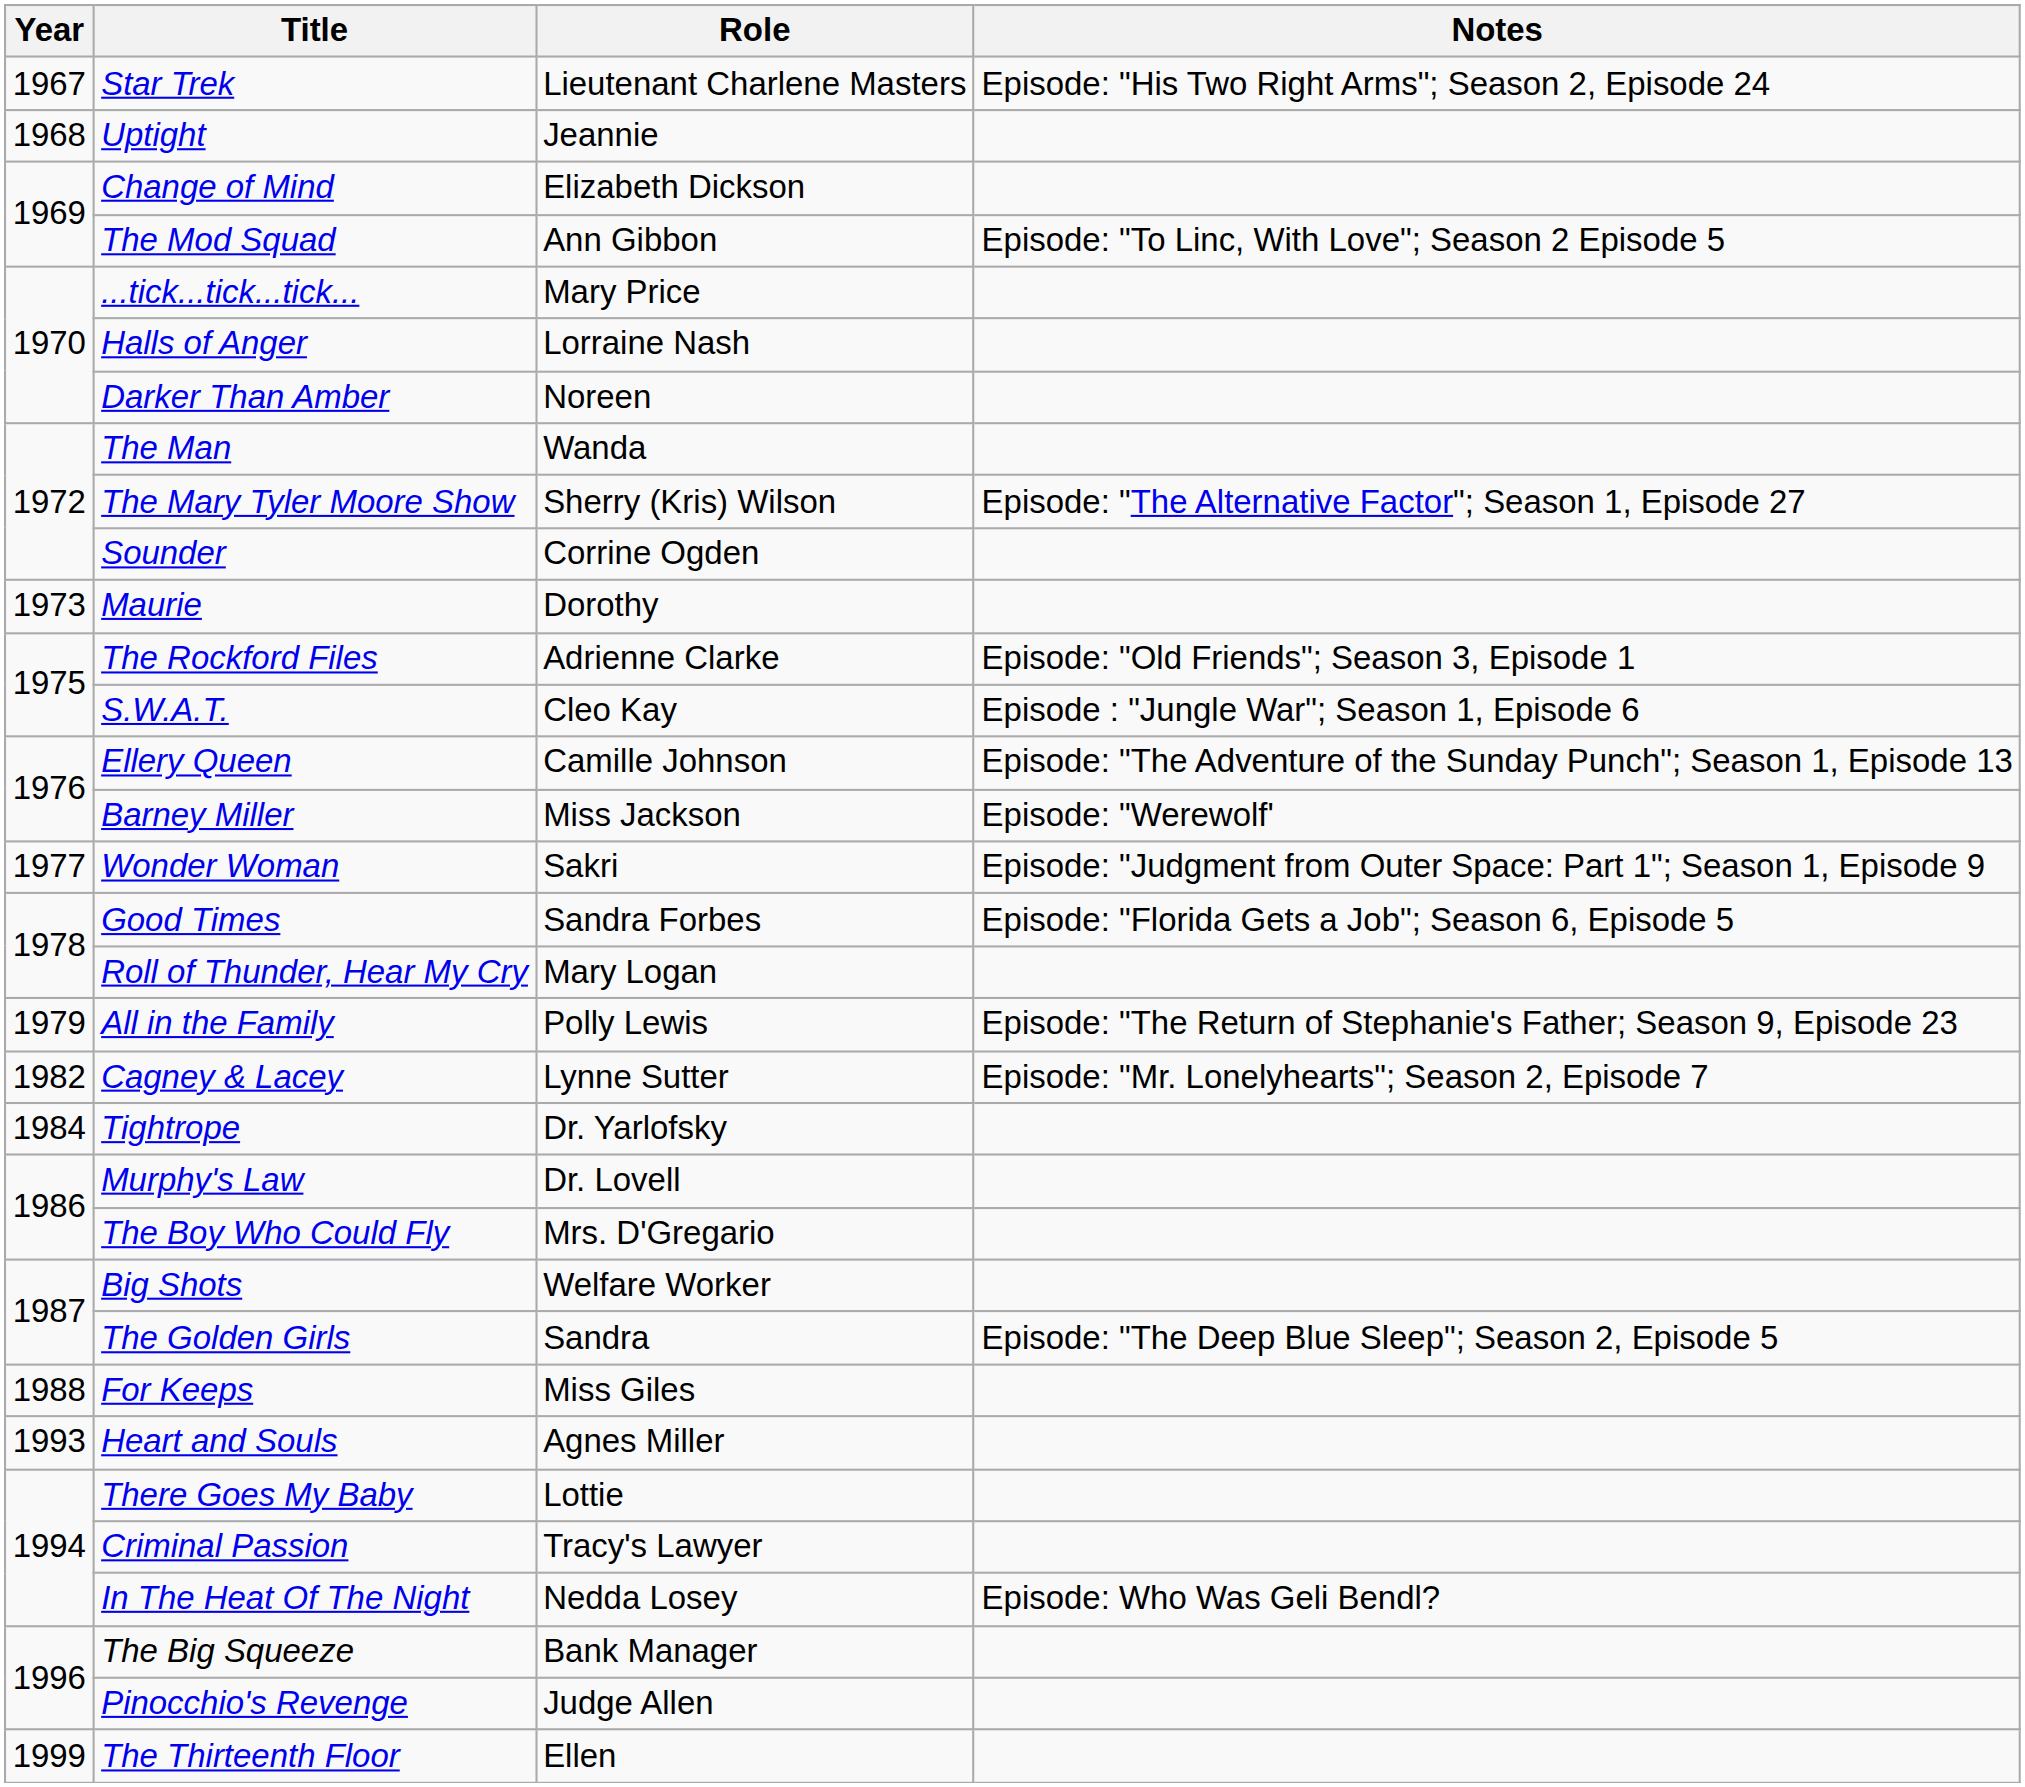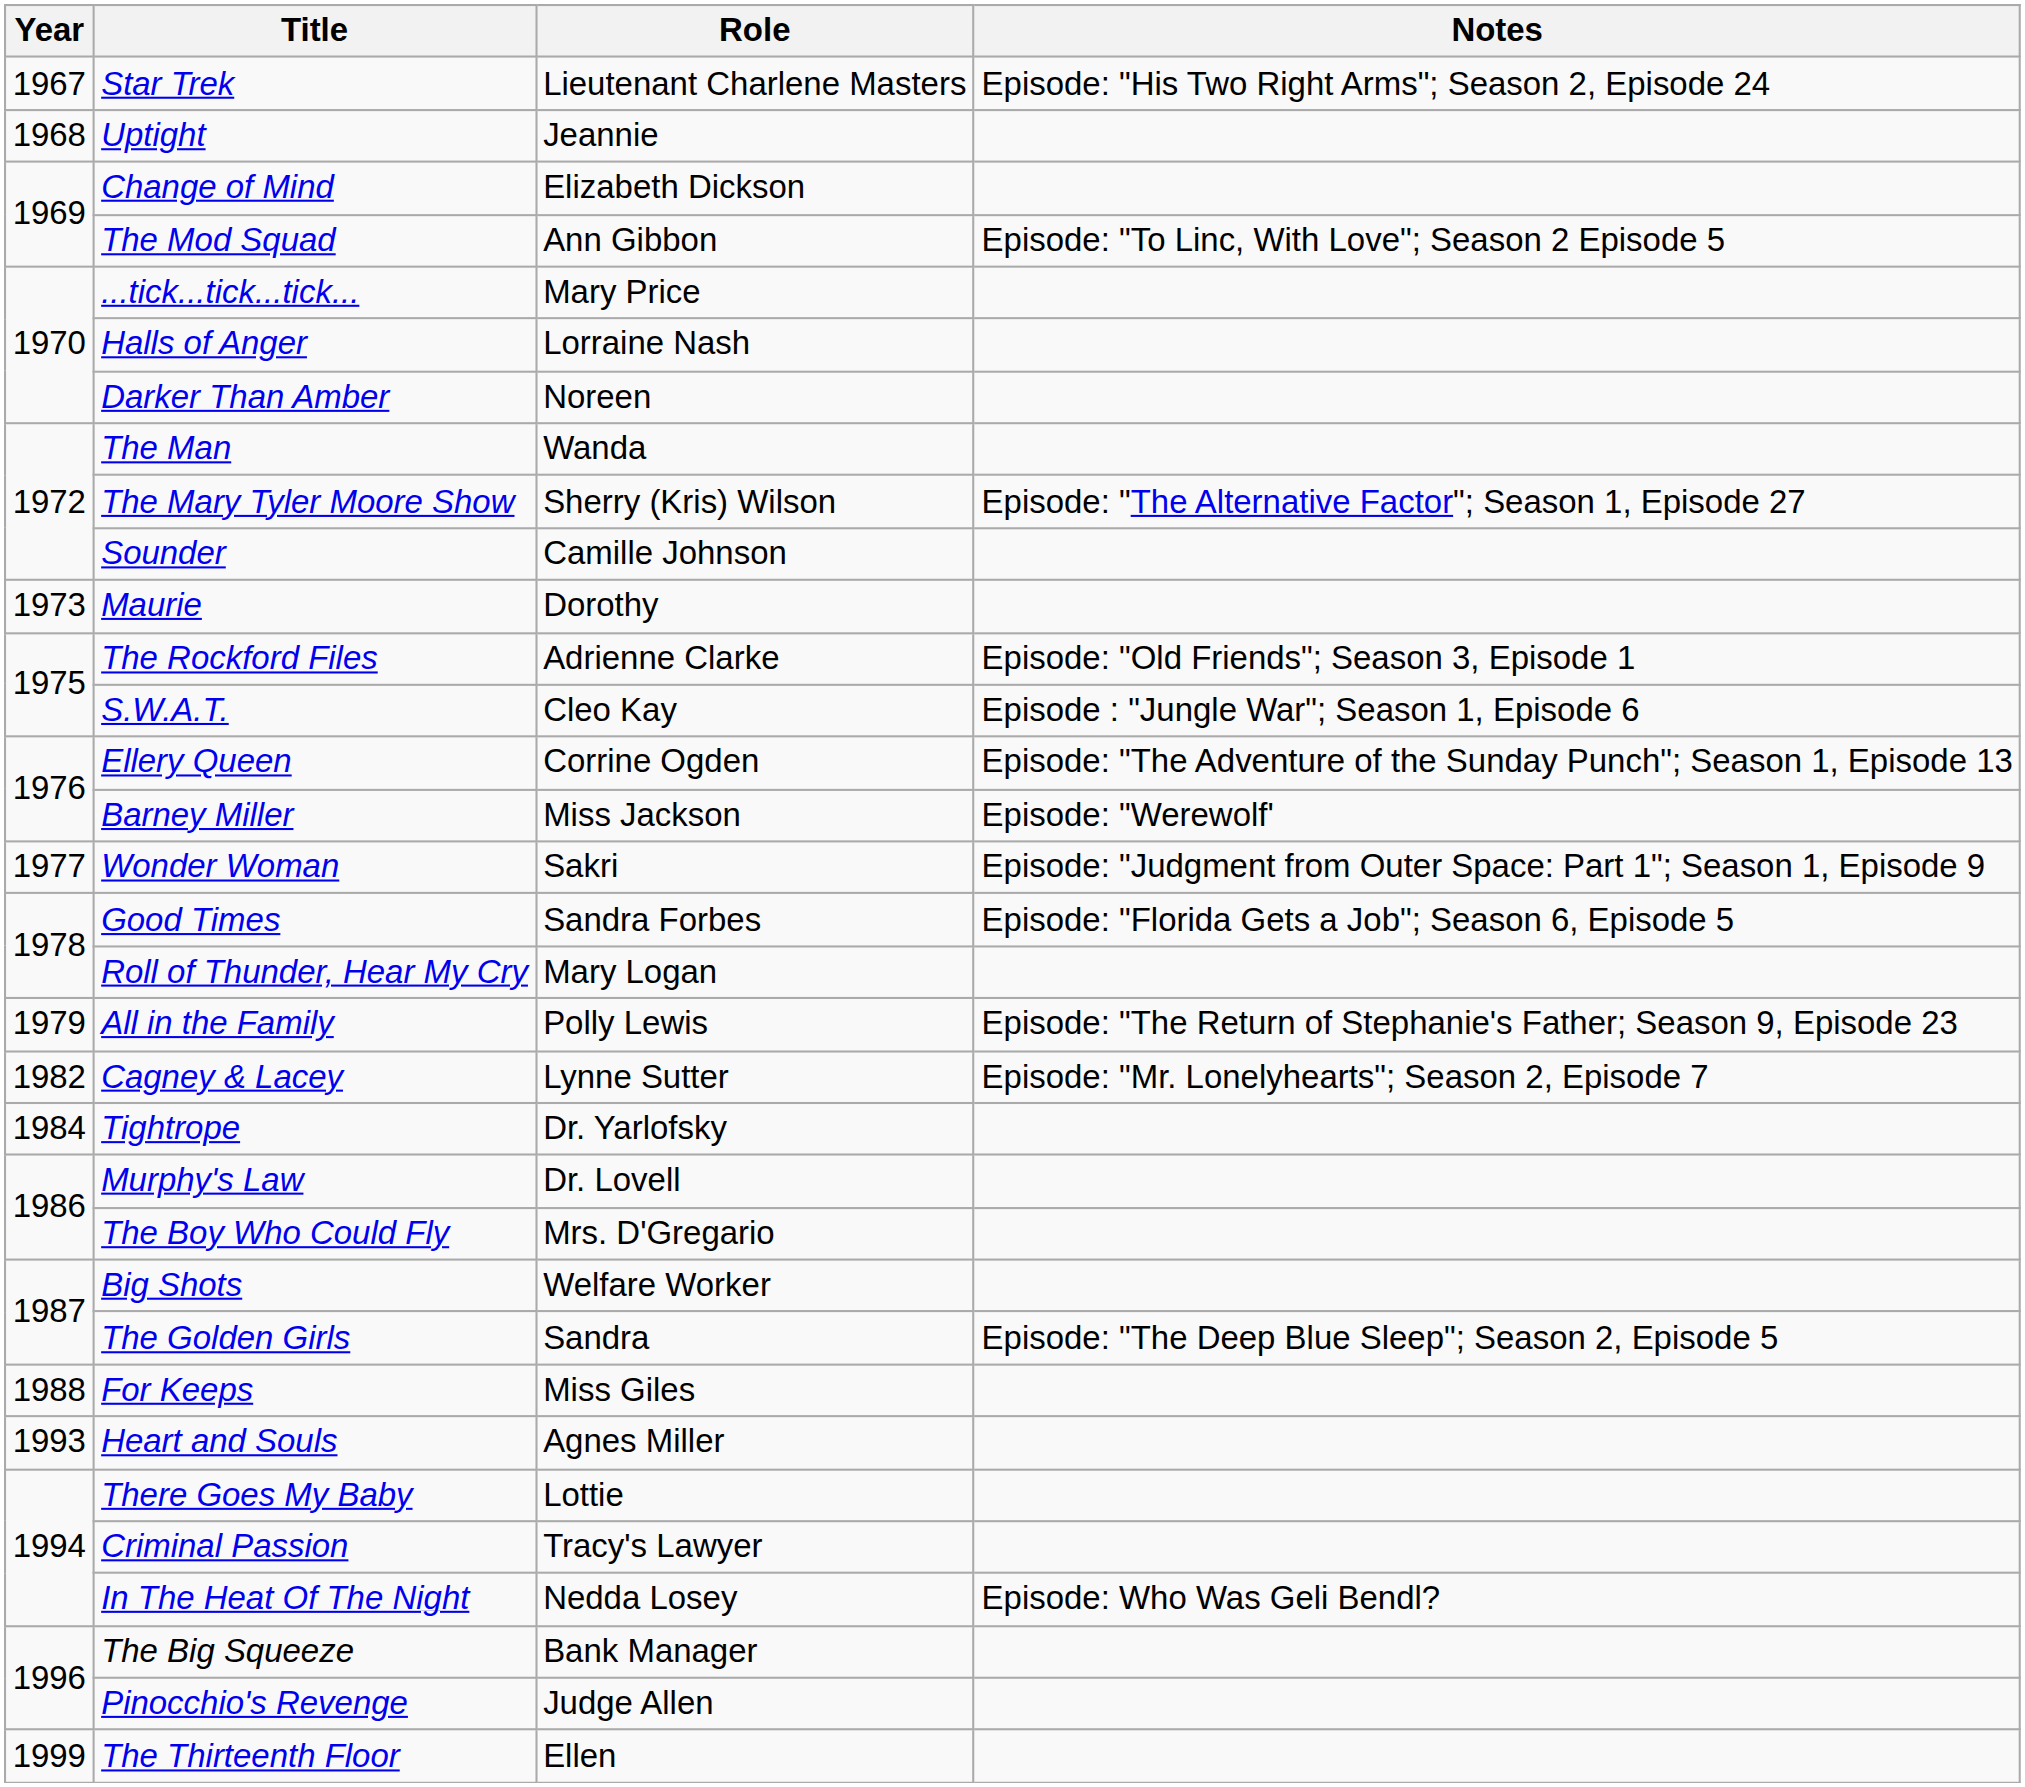(651, 553) Corrine Ogden -> (665, 553) Camille Johnson
(665, 762) Camille Johnson -> (651, 762) Corrine Ogden
